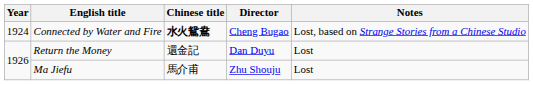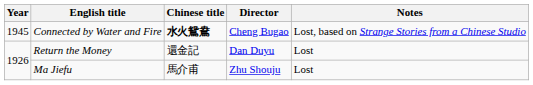(18, 31) 1924 -> (18, 31) 1945
